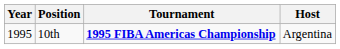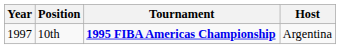(20, 33) 1995 -> (20, 33) 1997
